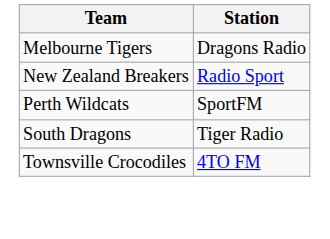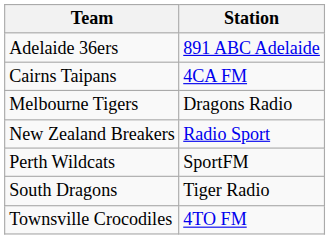+ row: (64, 47)
+ row: (63, 76)
